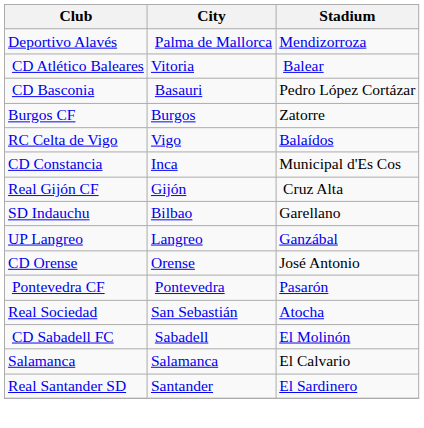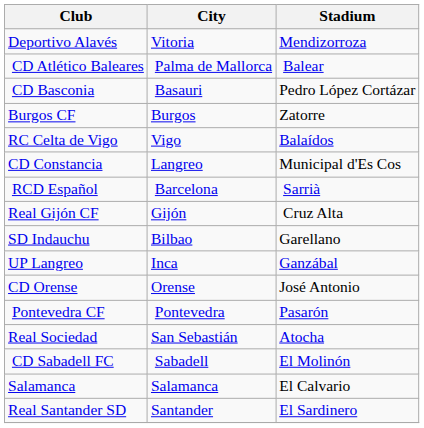(212, 41) Palma de Mallorca -> (172, 41) Vitoria
(172, 66) Vitoria -> (212, 66) Palma de Mallorca
(164, 164) Inca -> (177, 164) Langreo
+ row: (53, 189)
(177, 238) Langreo -> (164, 262) Inca
